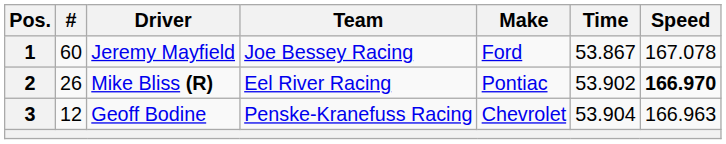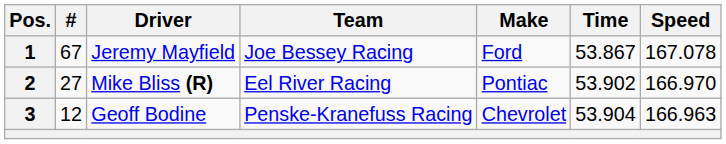(71, 52) 60 -> (71, 52) 67
(71, 83) 26 -> (71, 83) 27
(681, 83) bold -> (681, 83) normal
